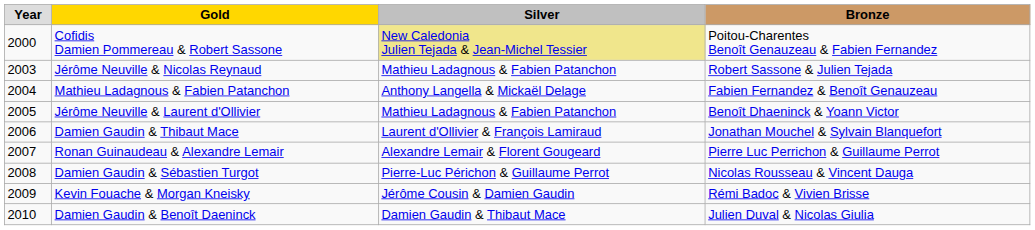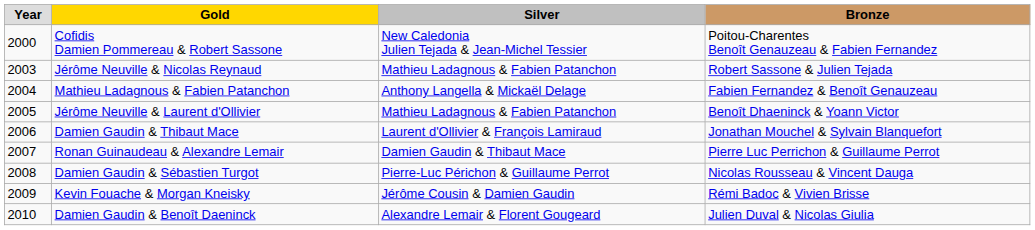(484, 42) khaki background -> (484, 42) no background
(491, 152) Alexandre Lemair & Florent Gougeard -> (473, 152) Damien Gaudin & Thibaut Mace
(473, 214) Damien Gaudin & Thibaut Mace -> (491, 214) Alexandre Lemair & Florent Gougeard
